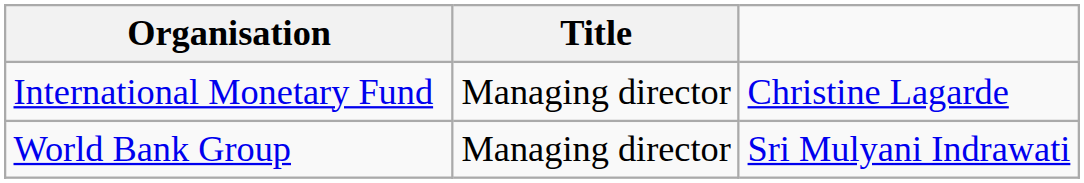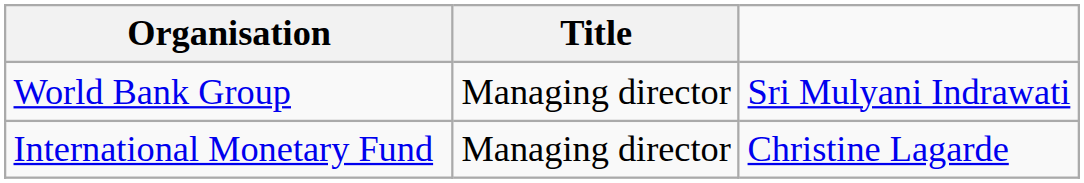rows swapped: (223, 90) <-> (152, 148)
